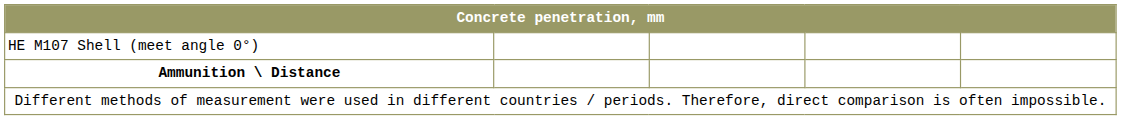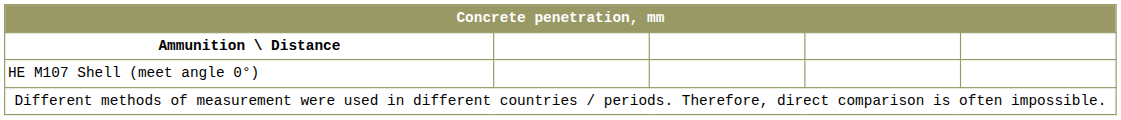rows swapped: (249, 73) <-> (134, 46)
